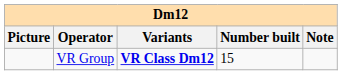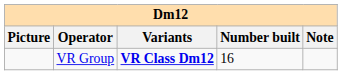(227, 59) 15 -> (227, 59) 16
